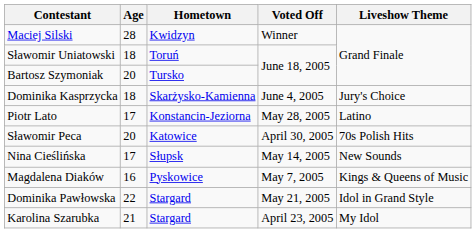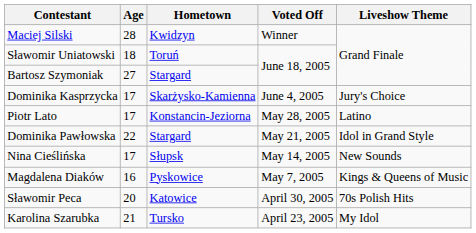(129, 75) 20 -> (129, 75) 27
(167, 75) Tursko -> (170, 75) Stargard
(129, 96) 18 -> (129, 96) 17
rows swapped: (61, 197) <-> (44, 136)
(170, 217) Stargard -> (167, 217) Tursko
